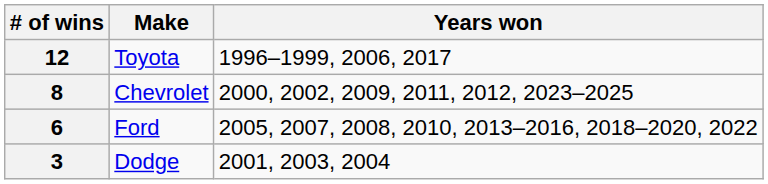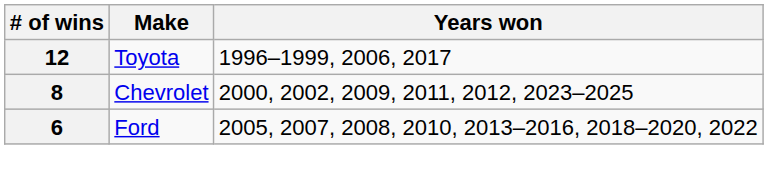- row: (57, 162)
